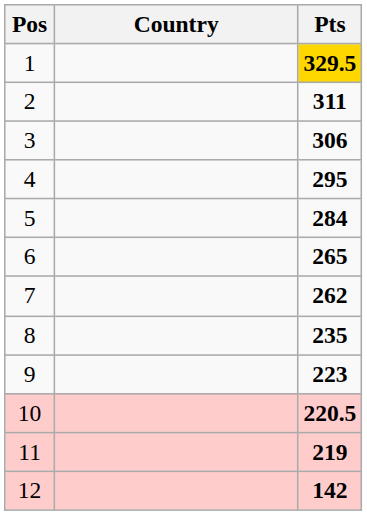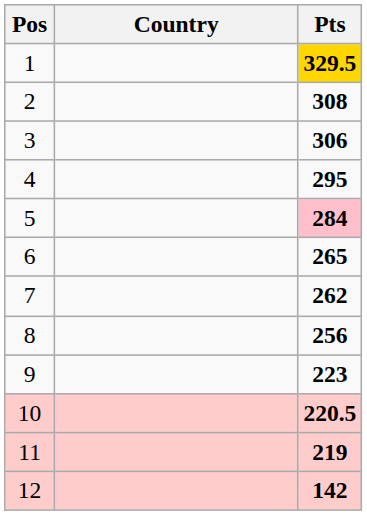(330, 101) 311 -> (330, 101) 308
(330, 218) no background -> (330, 218) pink background
(330, 334) 235 -> (330, 334) 256
